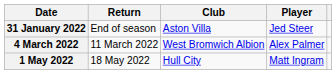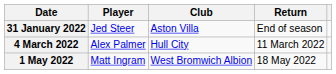columns swapped: (297, 12) <-> (124, 12)
(214, 45) West Bromwich Albion -> (170, 45) Hull City
(182, 61) Hull City -> (201, 61) West Bromwich Albion
